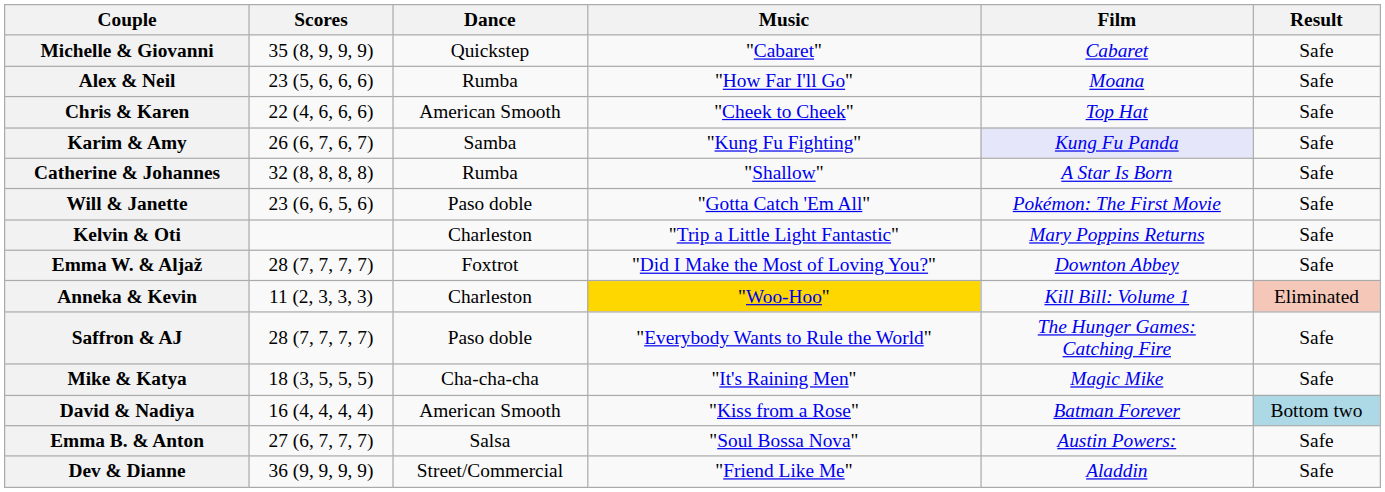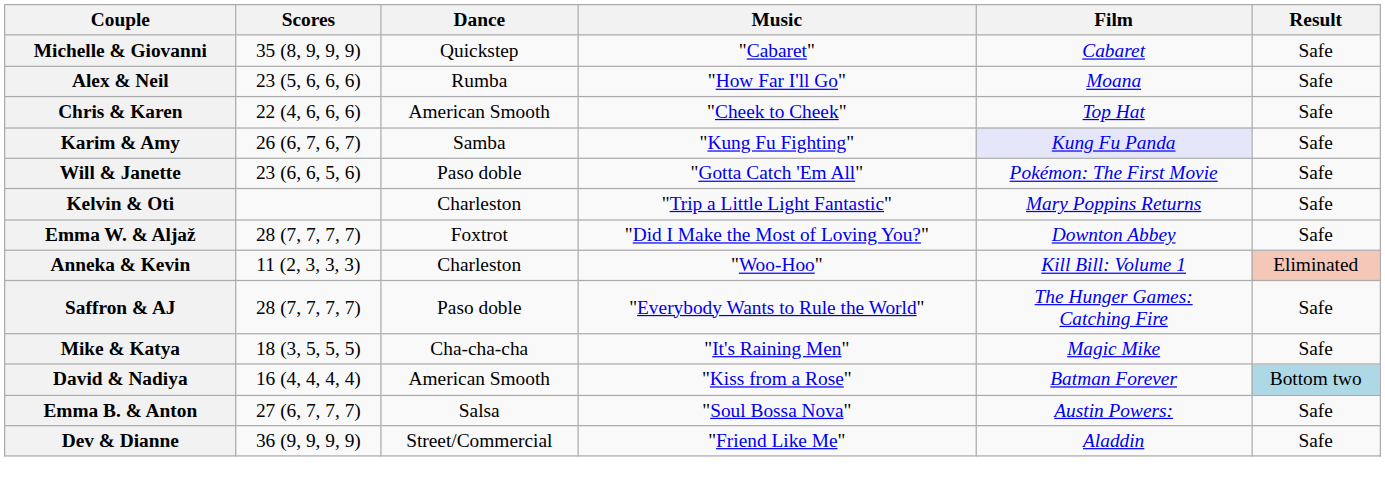- row: (127, 173)
(784, 296) gold background -> (777, 265) no background
